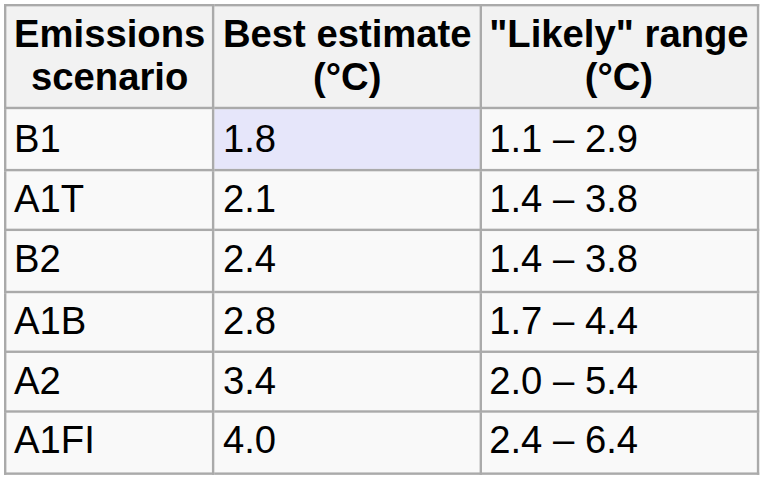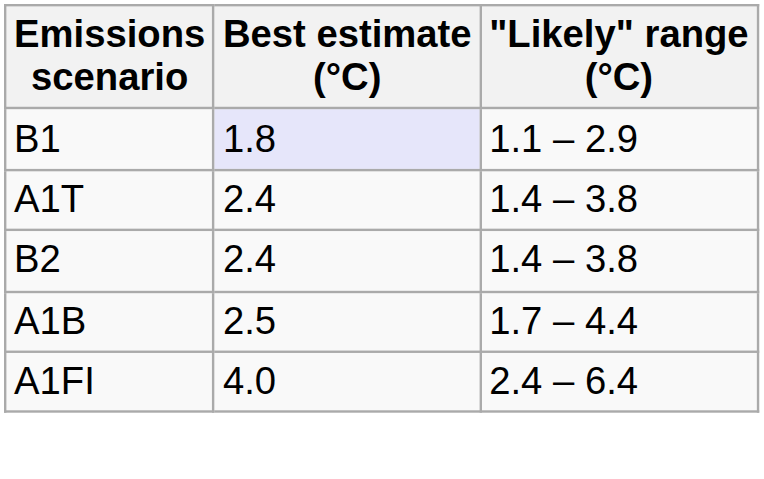(249, 199) 2.1 -> (249, 199) 2.4
(249, 320) 2.8 -> (249, 320) 2.5
- row: (37, 381)
